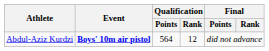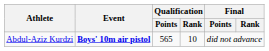(166, 39) 564 -> (166, 39) 565
(192, 39) 12 -> (192, 39) 10
